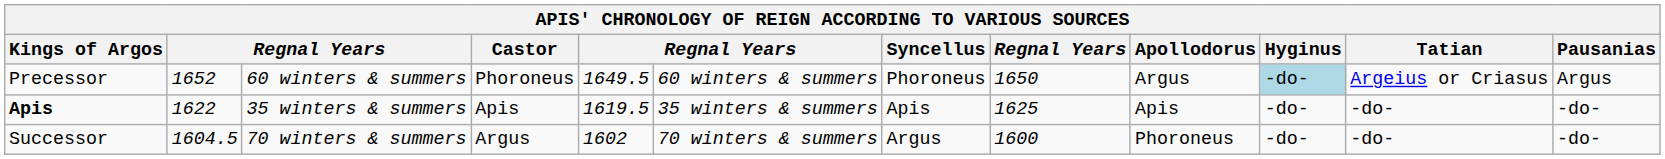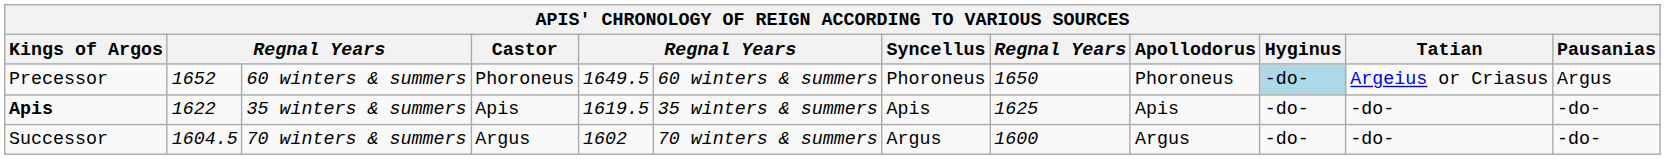(1162, 79) Argus -> (1184, 79) Phoroneus
(1184, 139) Phoroneus -> (1162, 139) Argus
